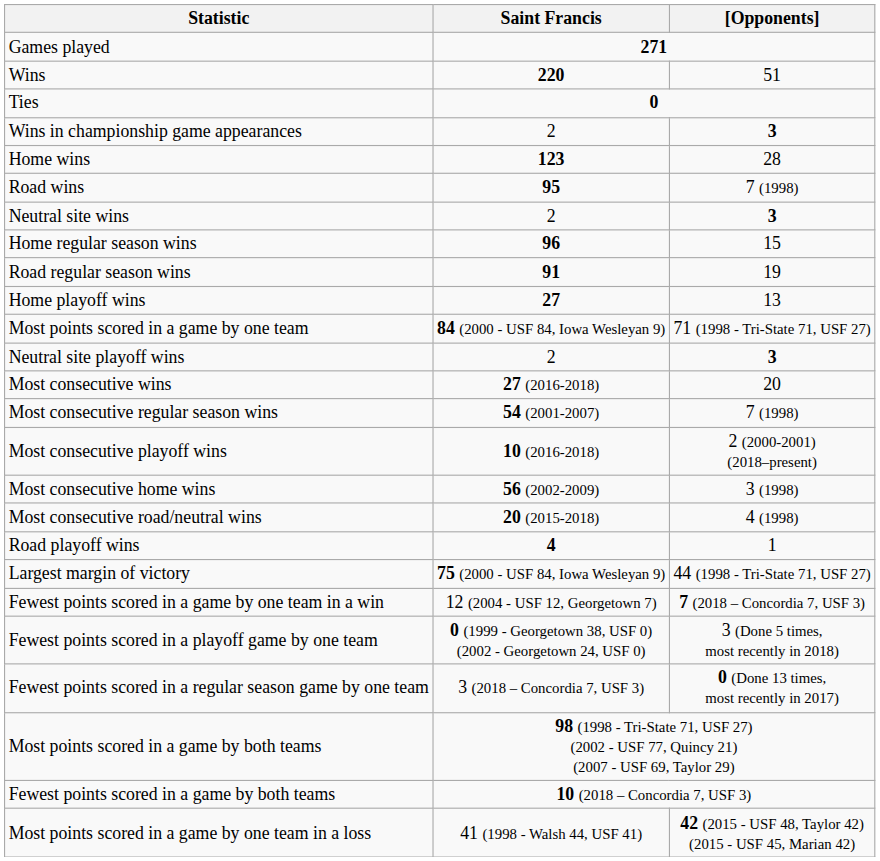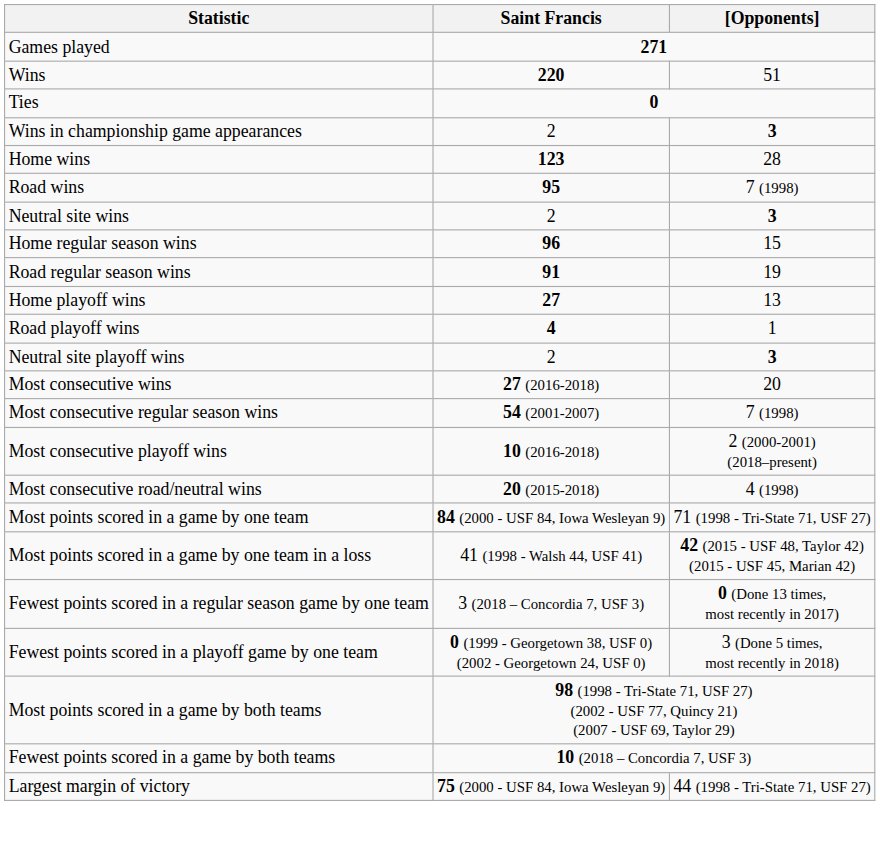rows swapped: (74, 545) <-> (159, 328)
- row: (112, 489)
rows swapped: (190, 832) <-> (99, 573)
- row: (196, 601)
rows swapped: (219, 688) <-> (193, 640)
